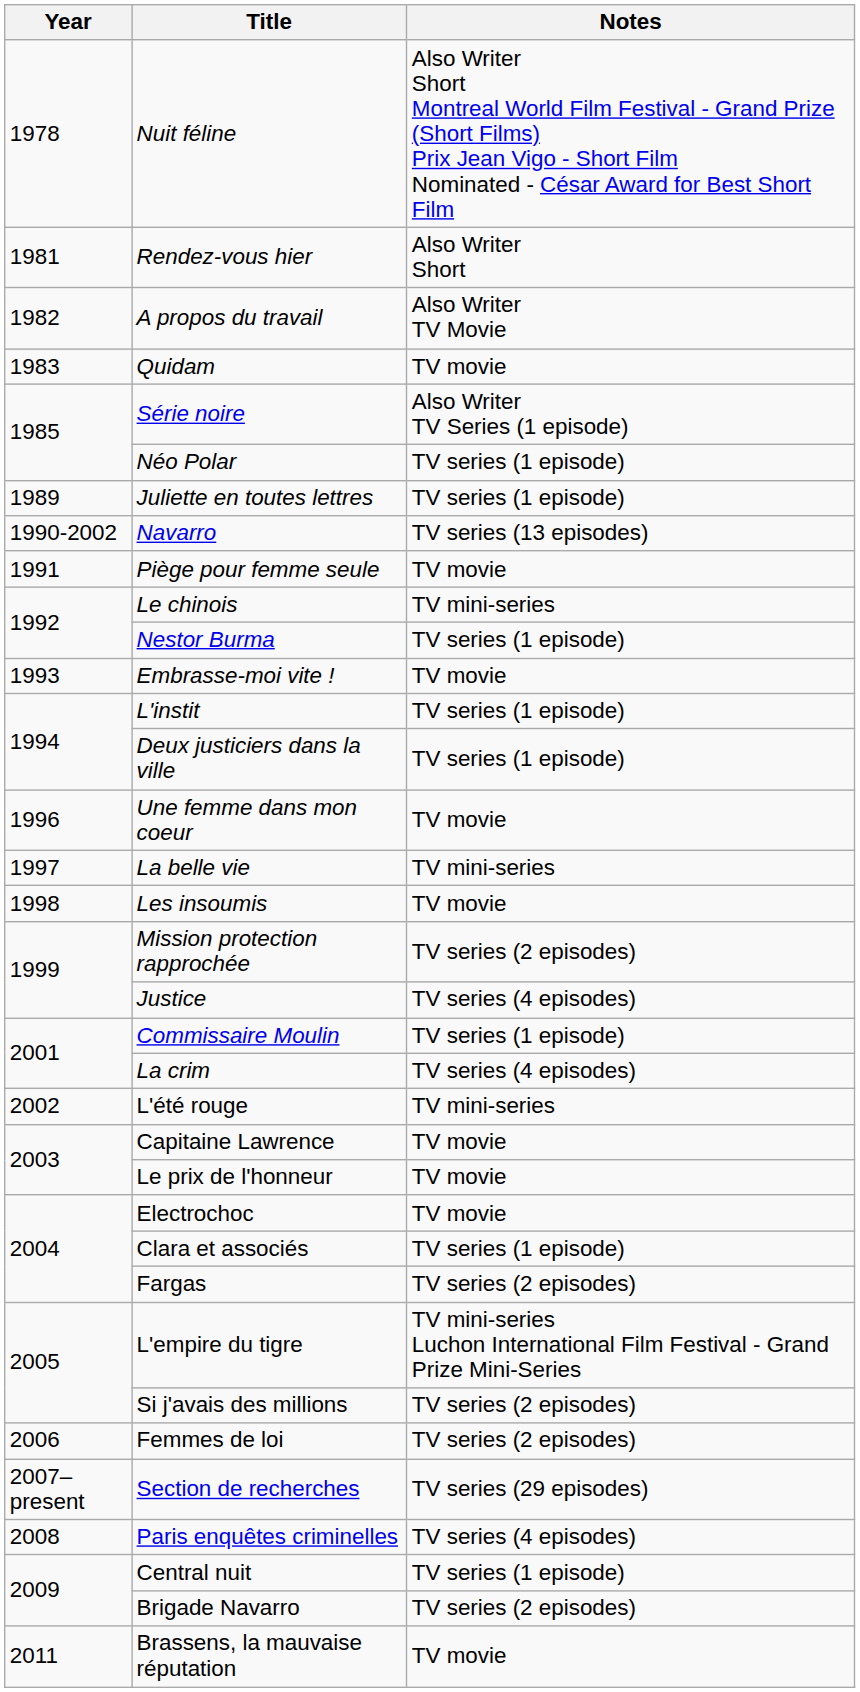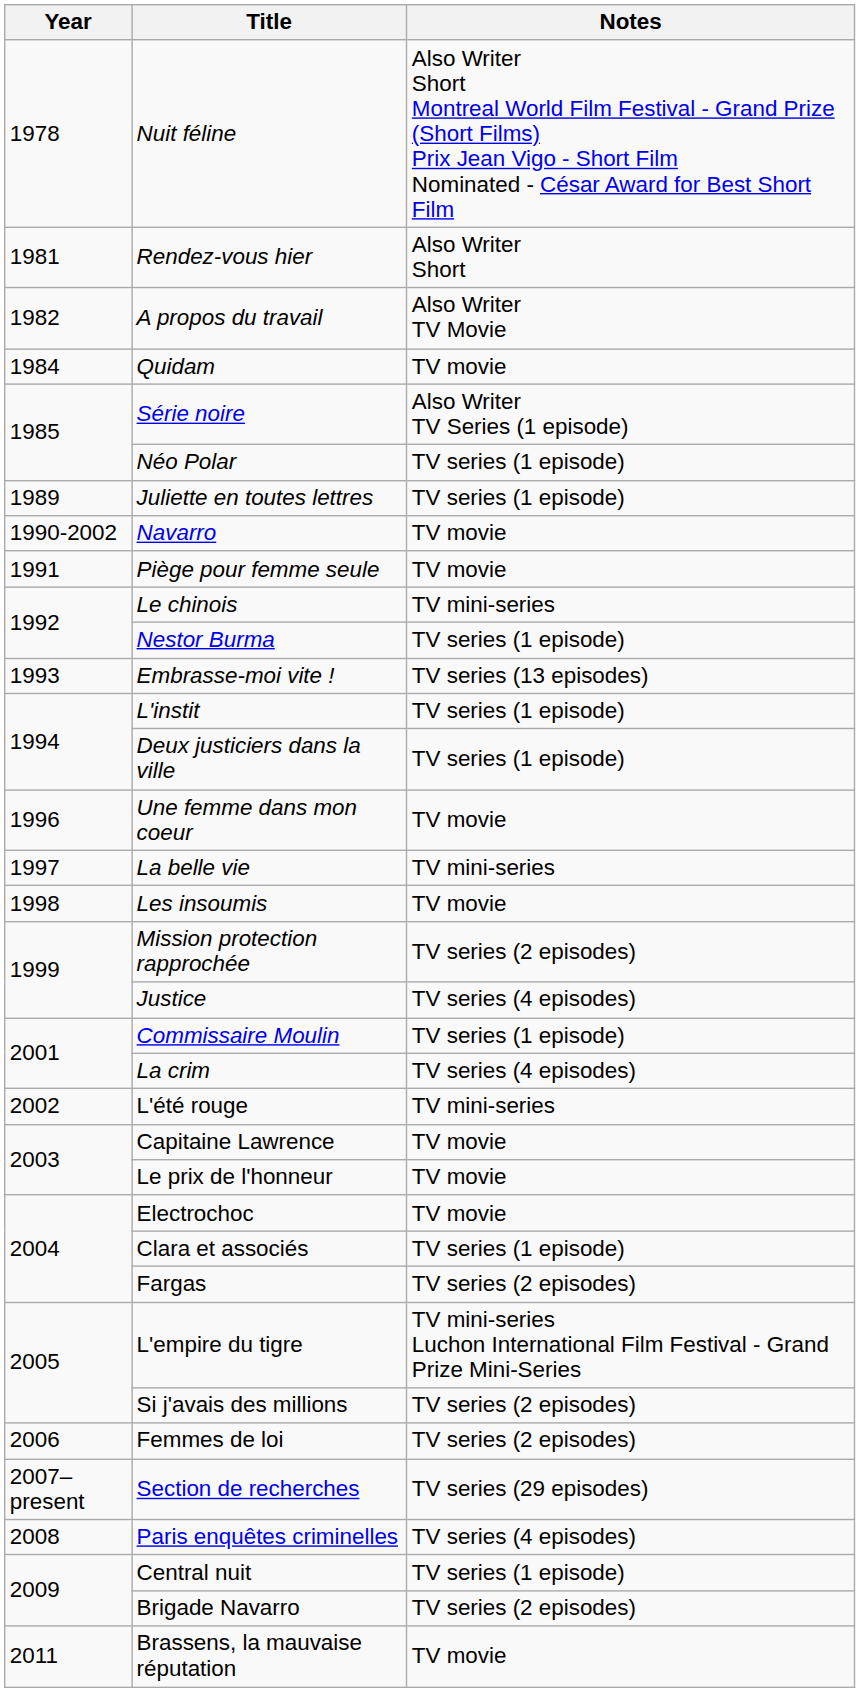(35, 365) 1983 -> (35, 365) 1984
(530, 533) TV series (13 episodes) -> (459, 533) TV movie
(459, 675) TV movie -> (530, 675) TV series (13 episodes)
